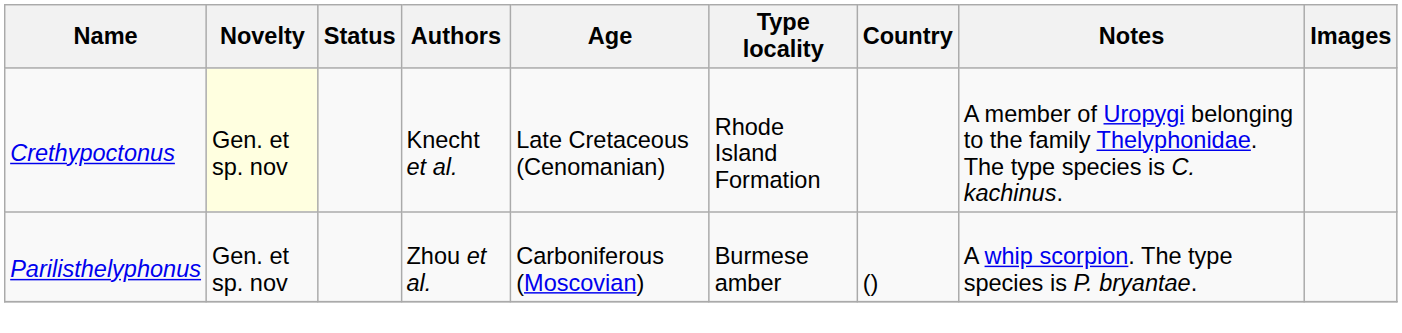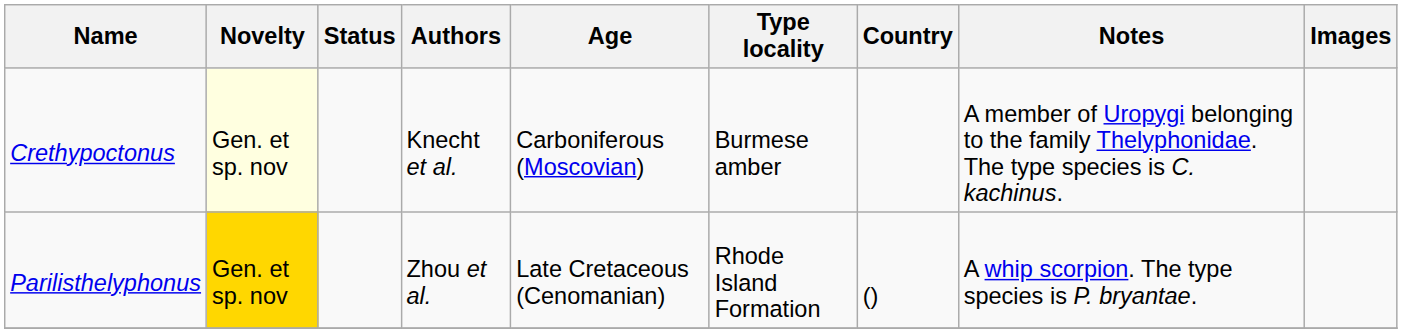(602, 153) Late Cretaceous (Cenomanian) -> (590, 153) Carboniferous (Moscovian)
(768, 153) Rhode Island Formation -> (762, 153) Burmese amber
(250, 269) no background -> (250, 282) gold background
(590, 269) Carboniferous (Moscovian) -> (602, 282) Late Cretaceous (Cenomanian)
(762, 269) Burmese amber -> (768, 282) Rhode Island Formation
